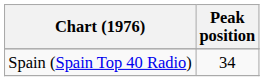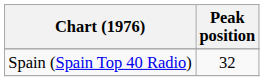(227, 62) 34 -> (227, 62) 32
